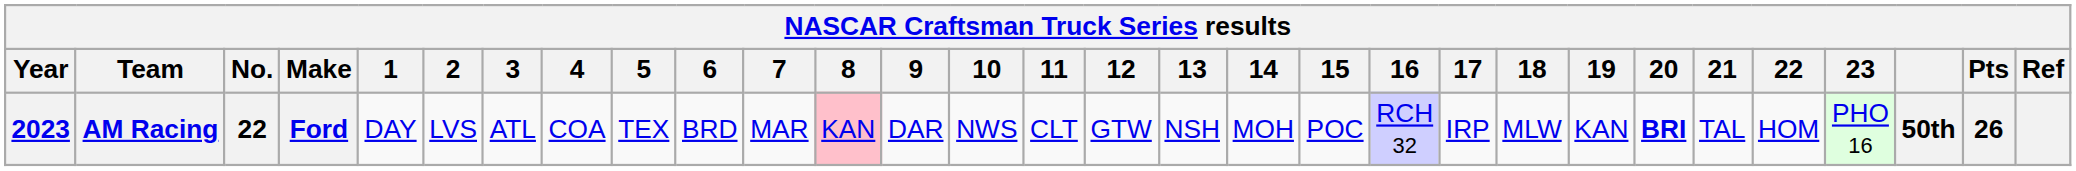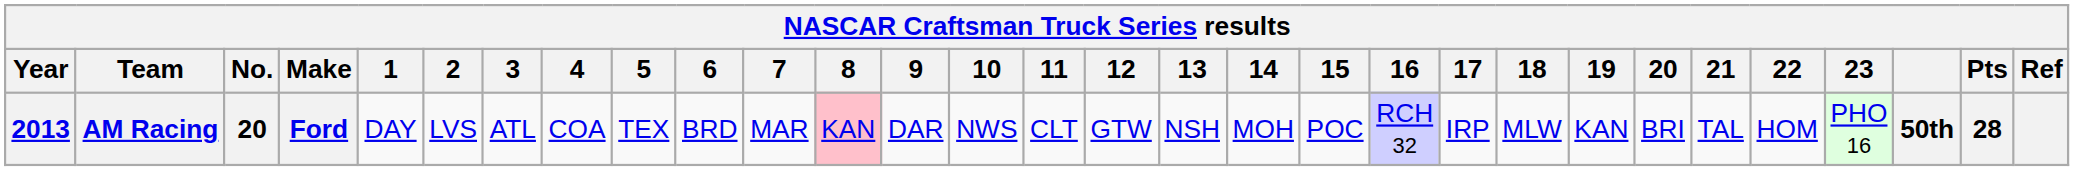(41, 129) 2023 -> (41, 129) 2013
(252, 129) 22 -> (252, 129) 20
(1664, 129) bold -> (1663, 129) normal
(1989, 129) 26 -> (1987, 129) 28
